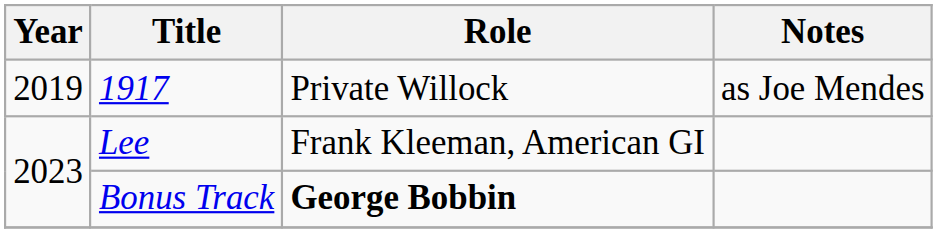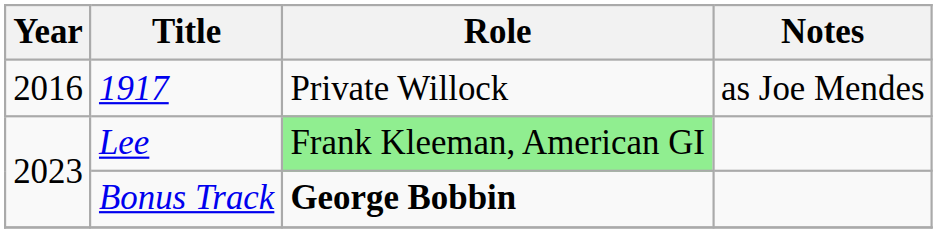(48, 87) 2019 -> (48, 87) 2016
(498, 142) no background -> (498, 142) lightgreen background
